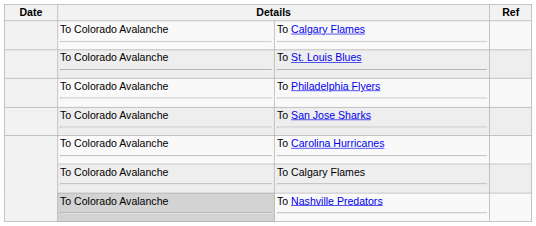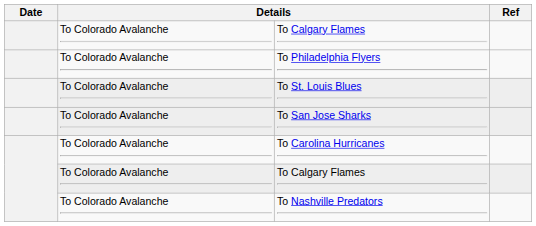rows swapped: (31, 64) <-> (31, 93)
(166, 205) lightgrey background -> (166, 205) no background
